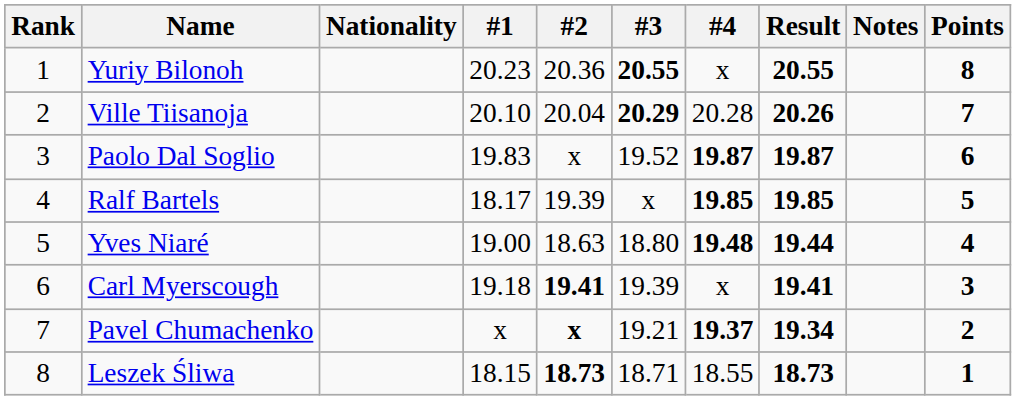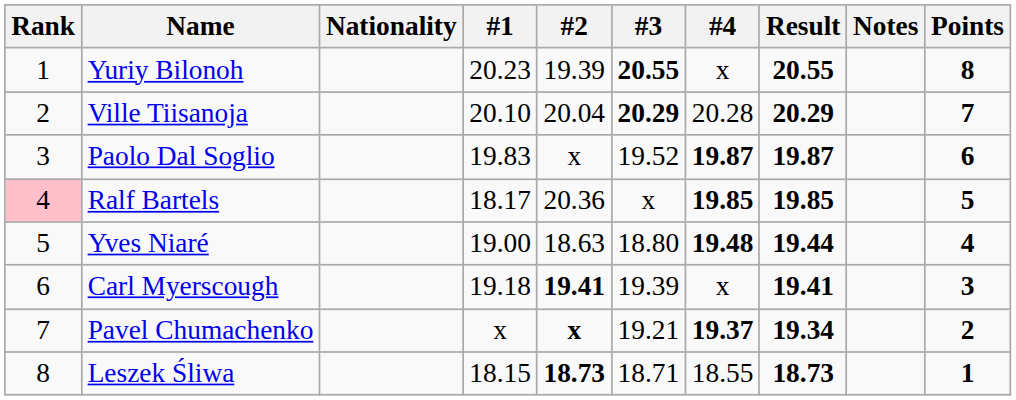(574, 69) 20.36 -> (574, 69) 19.39
(803, 112) 20.26 -> (803, 112) 20.29
(43, 199) no background -> (43, 199) pink background
(574, 199) 19.39 -> (574, 199) 20.36
